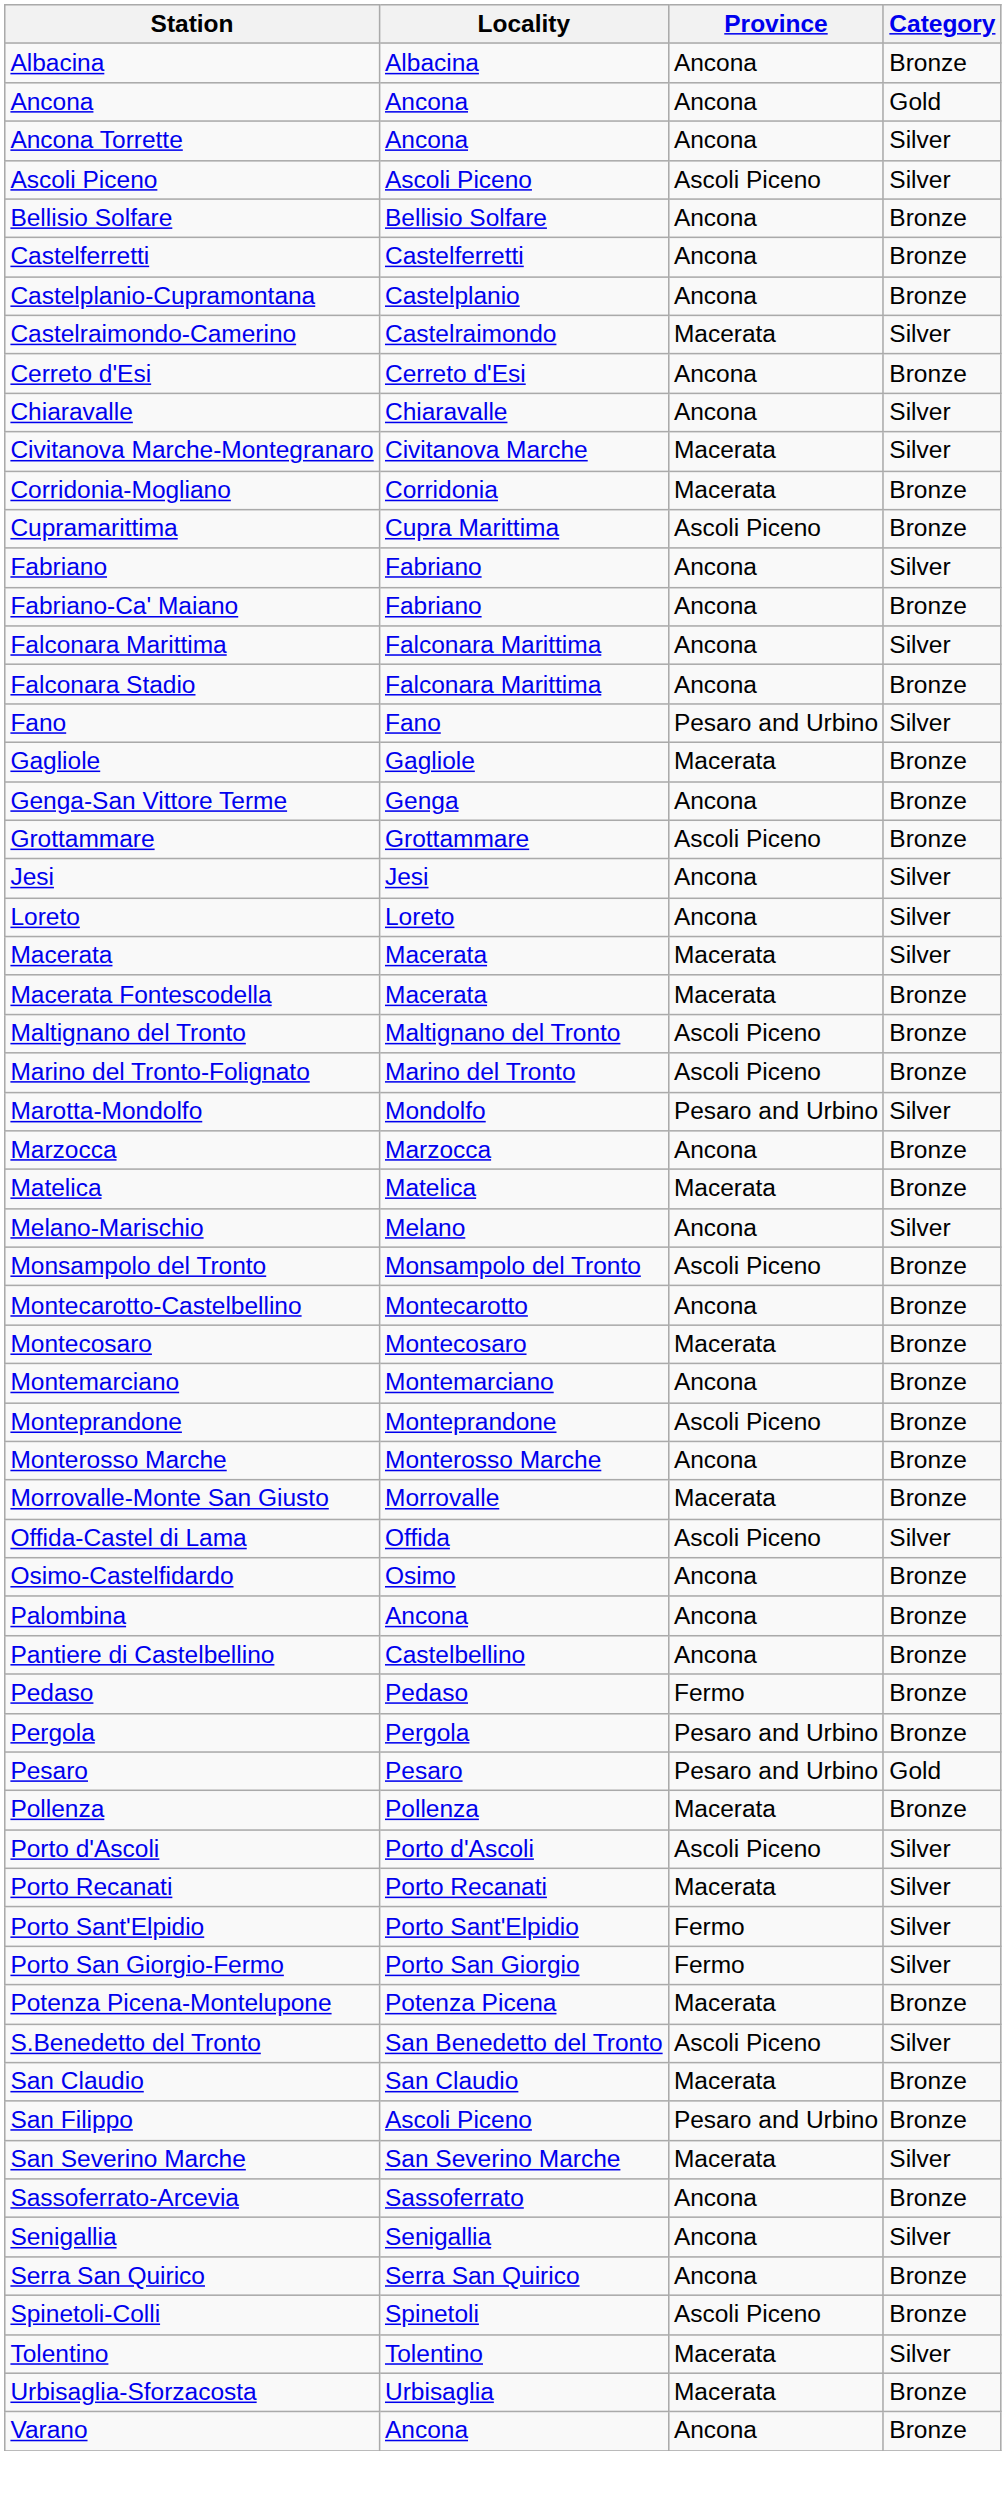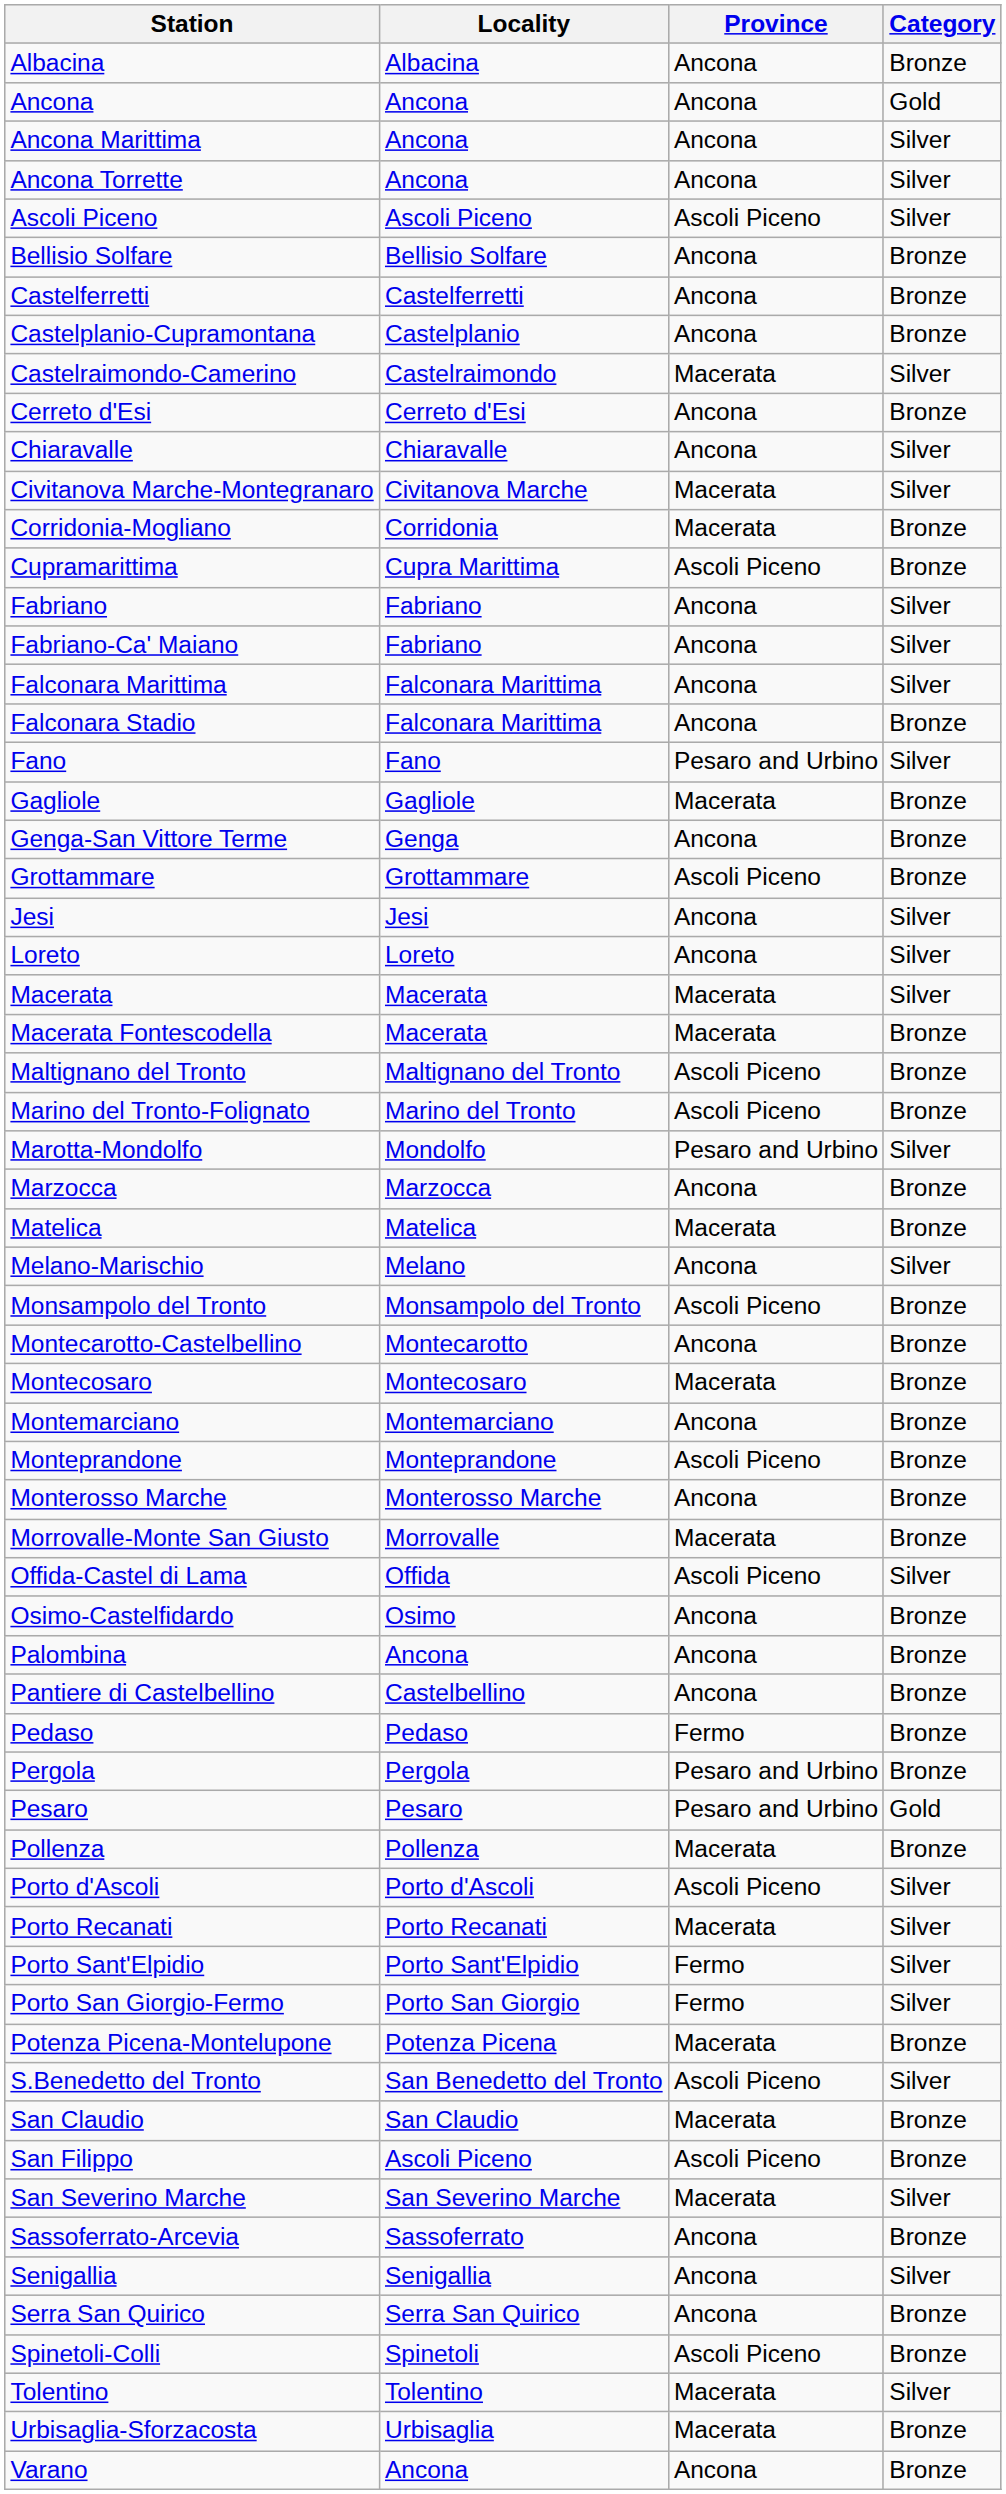+ row: (106, 140)
(928, 606) Bronze -> (920, 645) Silver
(776, 2120) Pesaro and Urbino -> (747, 2159) Ascoli Piceno
